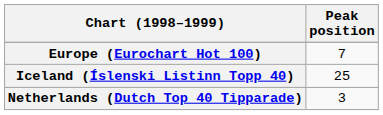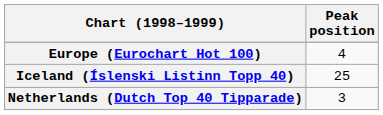(342, 54) 7 -> (342, 54) 4
